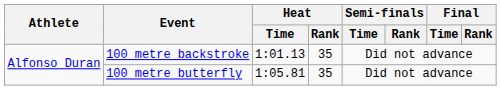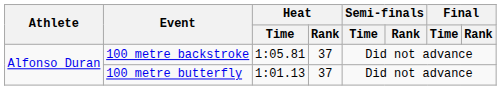(280, 54) 1:01.13 -> (280, 54) 1:05.81
(325, 54) 35 -> (325, 54) 37
(280, 74) 1:05.81 -> (280, 74) 1:01.13
(325, 74) 35 -> (325, 74) 37
